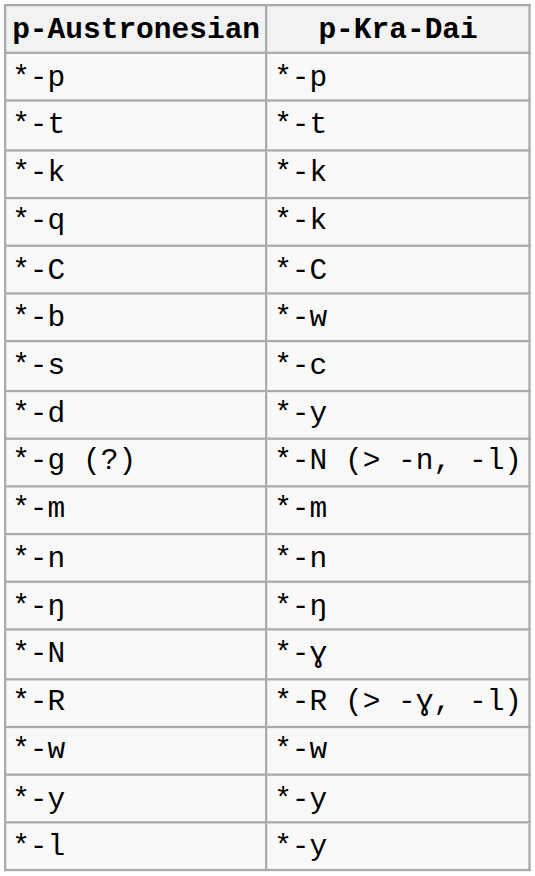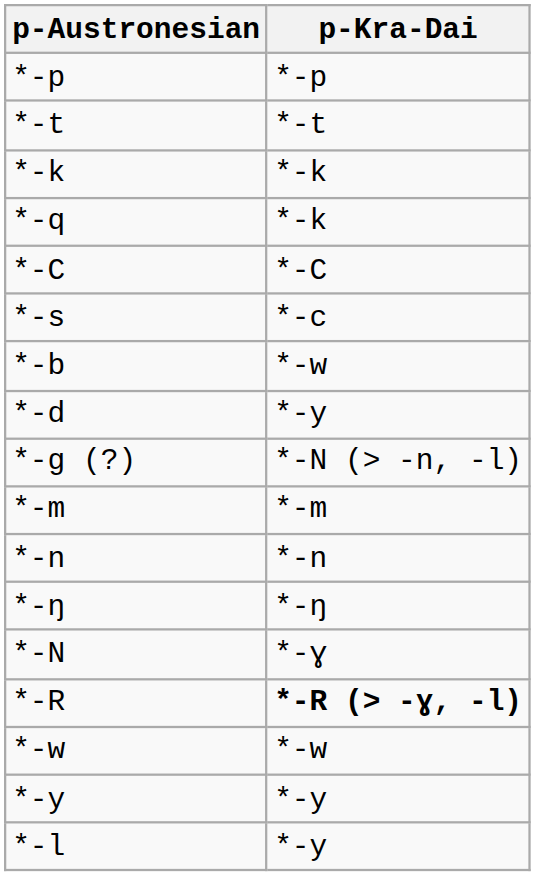rows swapped: (39, 366) <-> (39, 318)
(398, 703) normal -> (398, 703) bold
